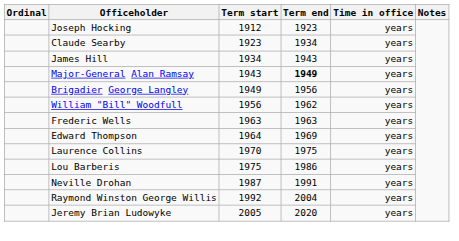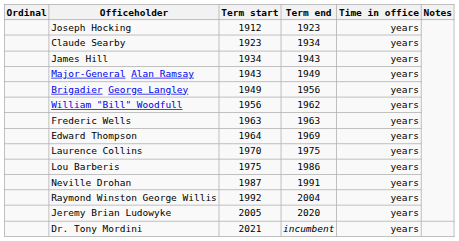(306, 74) bold -> (309, 74) normal
+ row: (97, 229)
